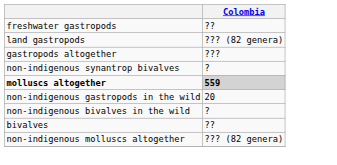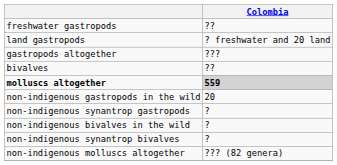(244, 40) ??? (82 genera) -> (268, 40) ? freshwater and 20 land
rows swapped: (27, 125) <-> (93, 68)
+ row: (98, 111)
